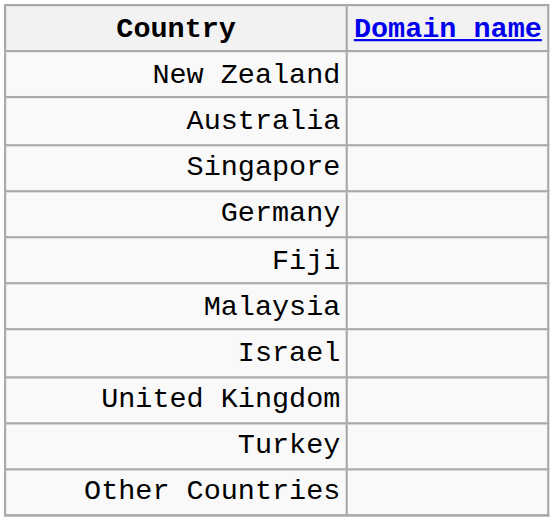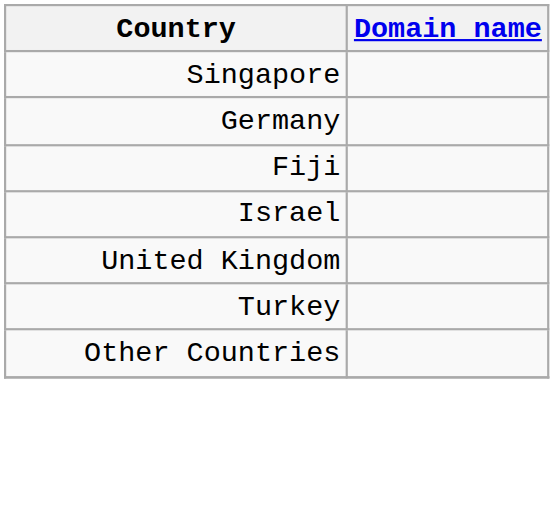- row: (246, 75)
- row: (263, 121)
- row: (272, 307)
